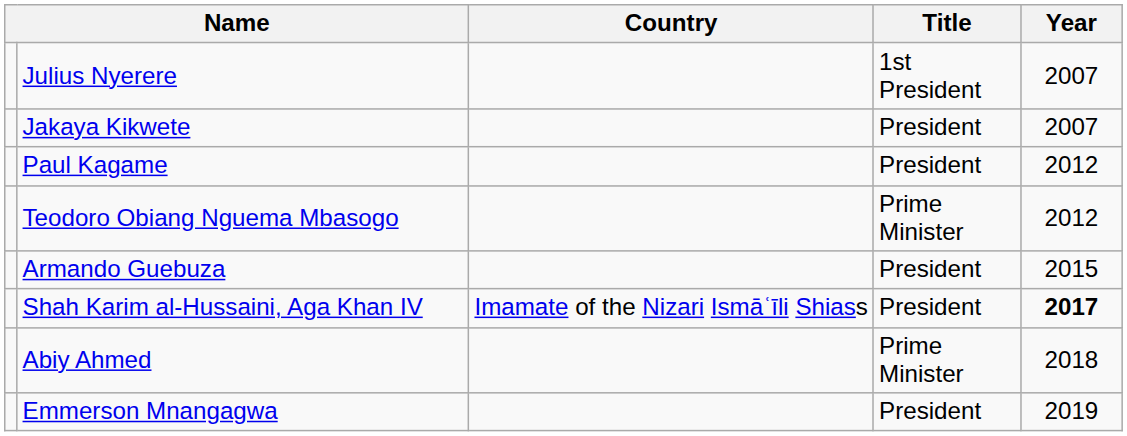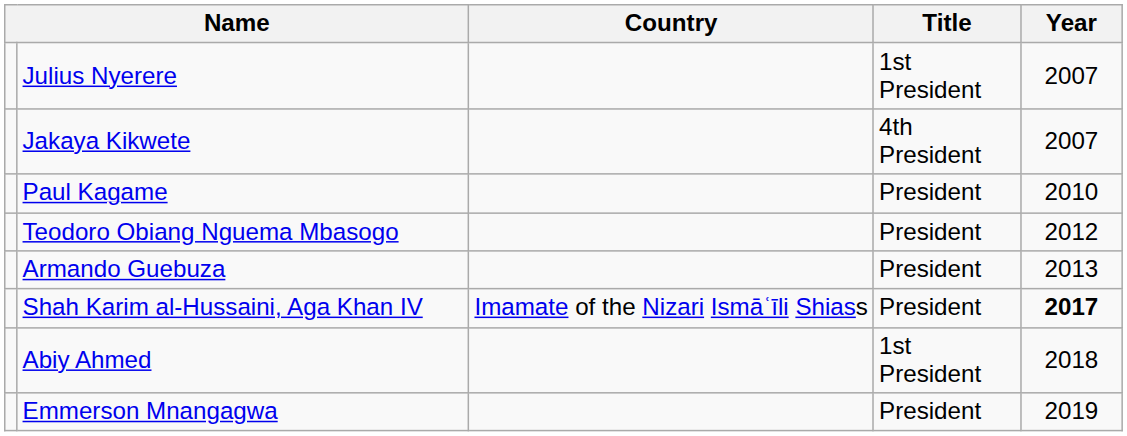(930, 127) President -> (930, 141) 4th President
(1071, 165) 2012 -> (1071, 192) 2010
(921, 217) Prime Minister -> (930, 231) President
(1071, 269) 2015 -> (1071, 269) 2013
(921, 359) Prime Minister -> (930, 359) 1st President
